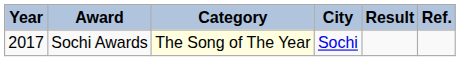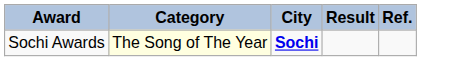- column: (26, 18)
(338, 43) normal -> (297, 43) bold
